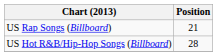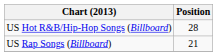rows swapped: (89, 43) <-> (59, 28)
